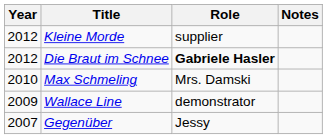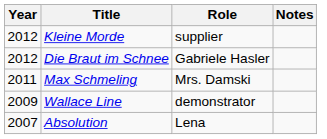(225, 58) bold -> (222, 58) normal
(23, 79) 2010 -> (22, 79) 2011
+ row: (76, 123)
- row: (78, 123)
